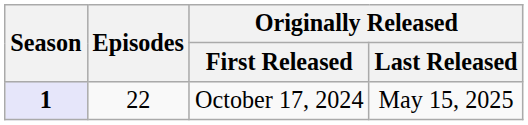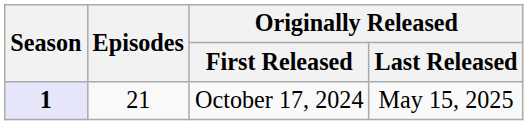(138, 100) 22 -> (138, 100) 21
